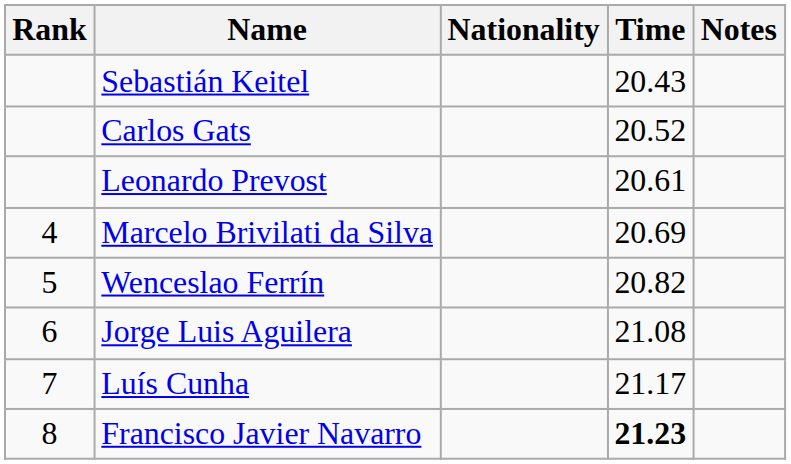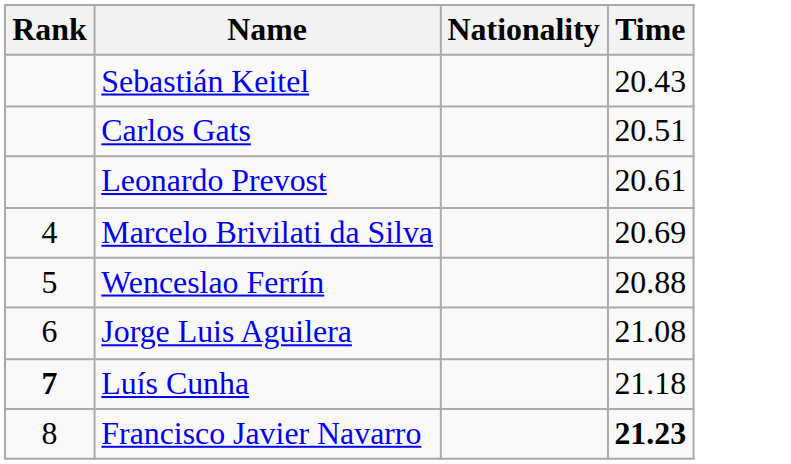- column: (739, 29)
(650, 130) 20.52 -> (650, 130) 20.51
(650, 282) 20.82 -> (650, 282) 20.88
(49, 383) normal -> (49, 383) bold
(650, 383) 21.17 -> (650, 383) 21.18
